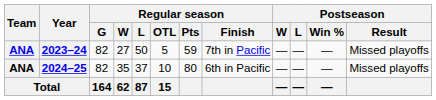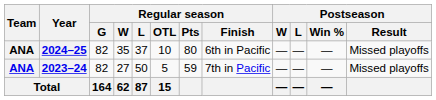rows swapped: (64, 50) <-> (64, 69)
